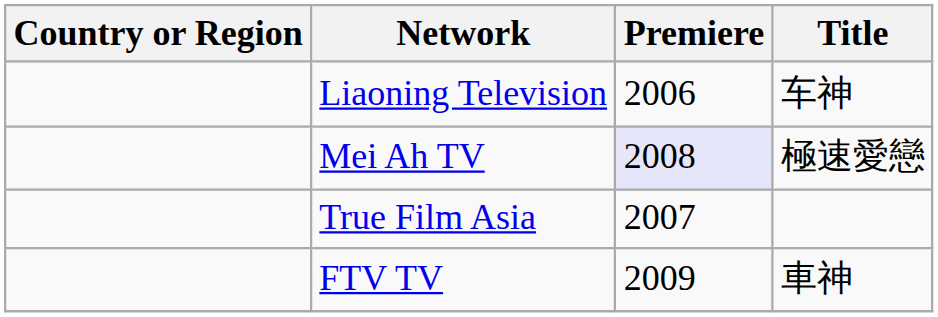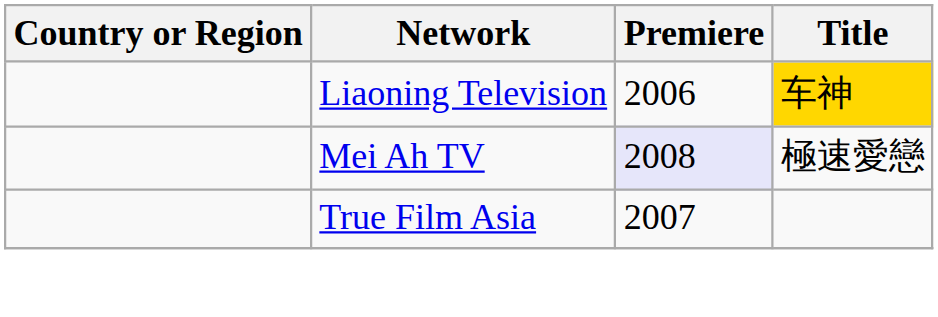(817, 92) no background -> (817, 92) gold background
- row: (381, 278)
